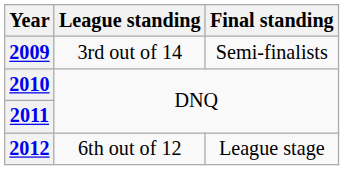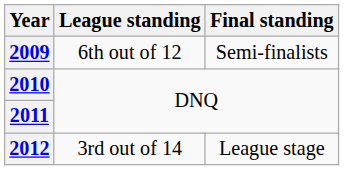(130, 52) 3rd out of 14 -> (130, 52) 6th out of 12
(130, 148) 6th out of 12 -> (130, 148) 3rd out of 14
